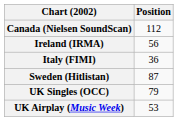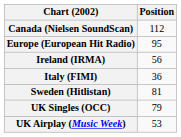+ row: (71, 44)
(154, 76) 87 -> (157, 92) 81
